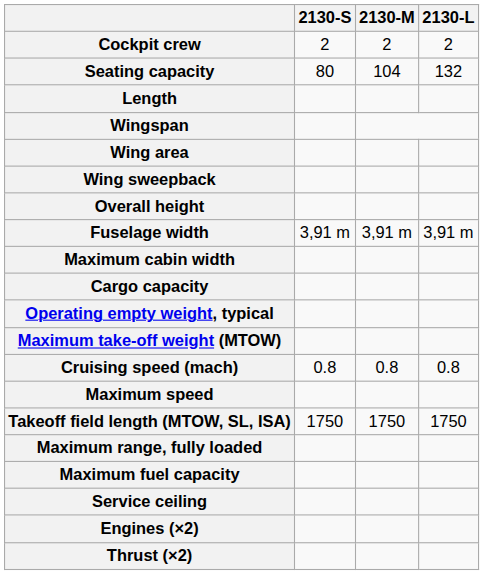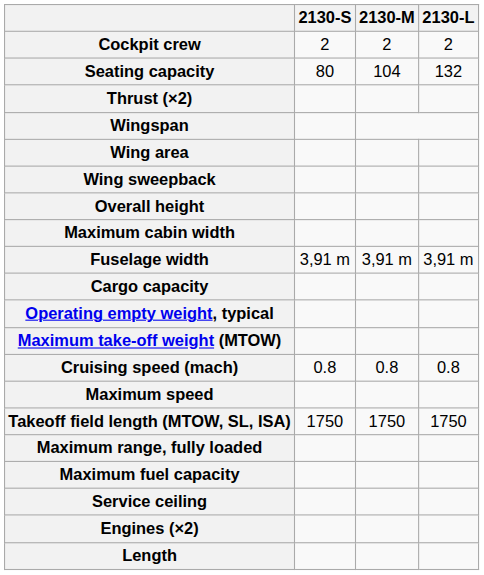rows swapped: (150, 98) <-> (150, 555)
rows swapped: (150, 260) <-> (150, 233)
